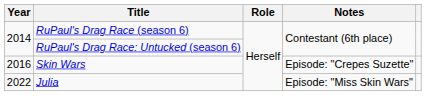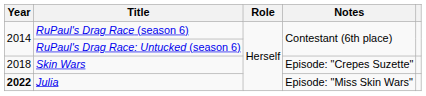(19, 64) 2016 -> (19, 64) 2018
(19, 82) normal -> (19, 82) bold
